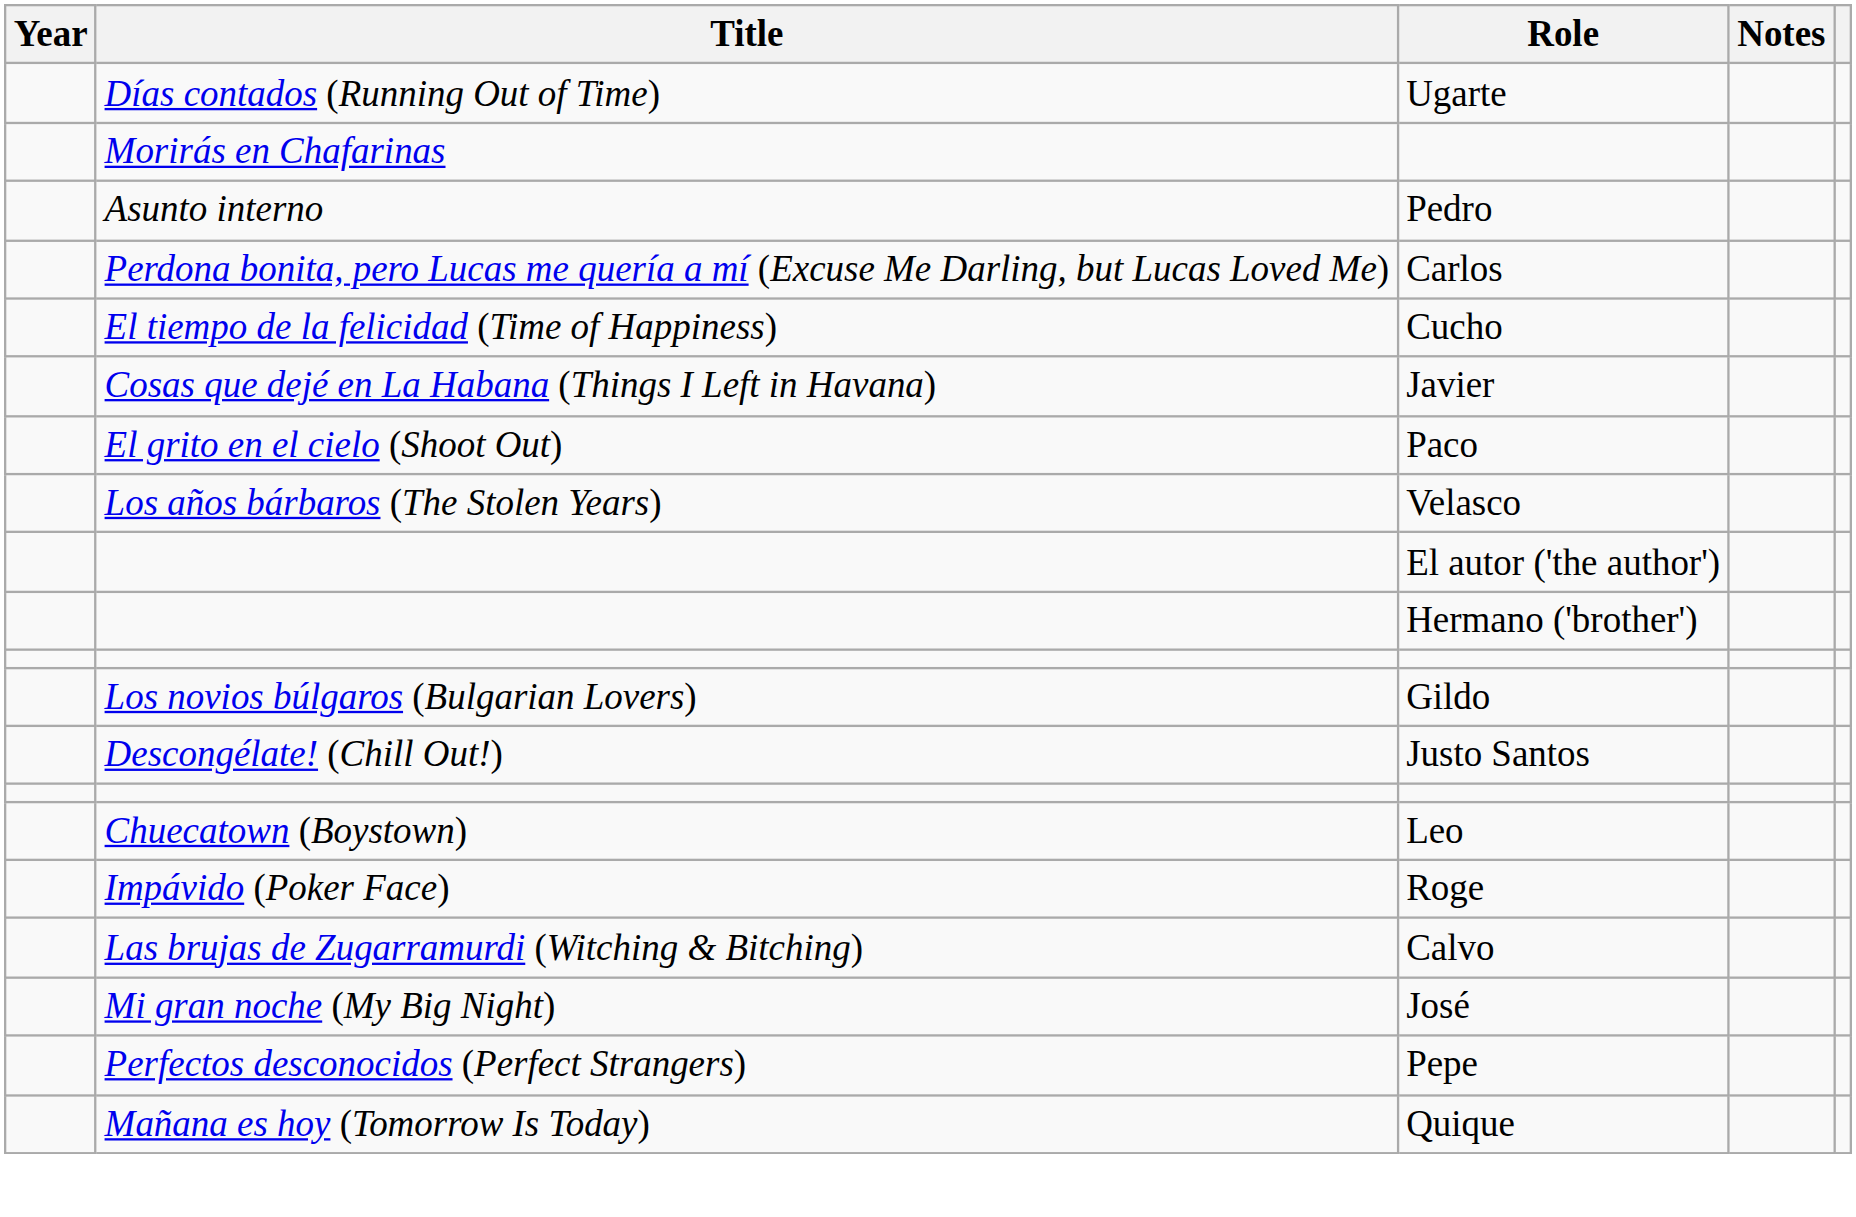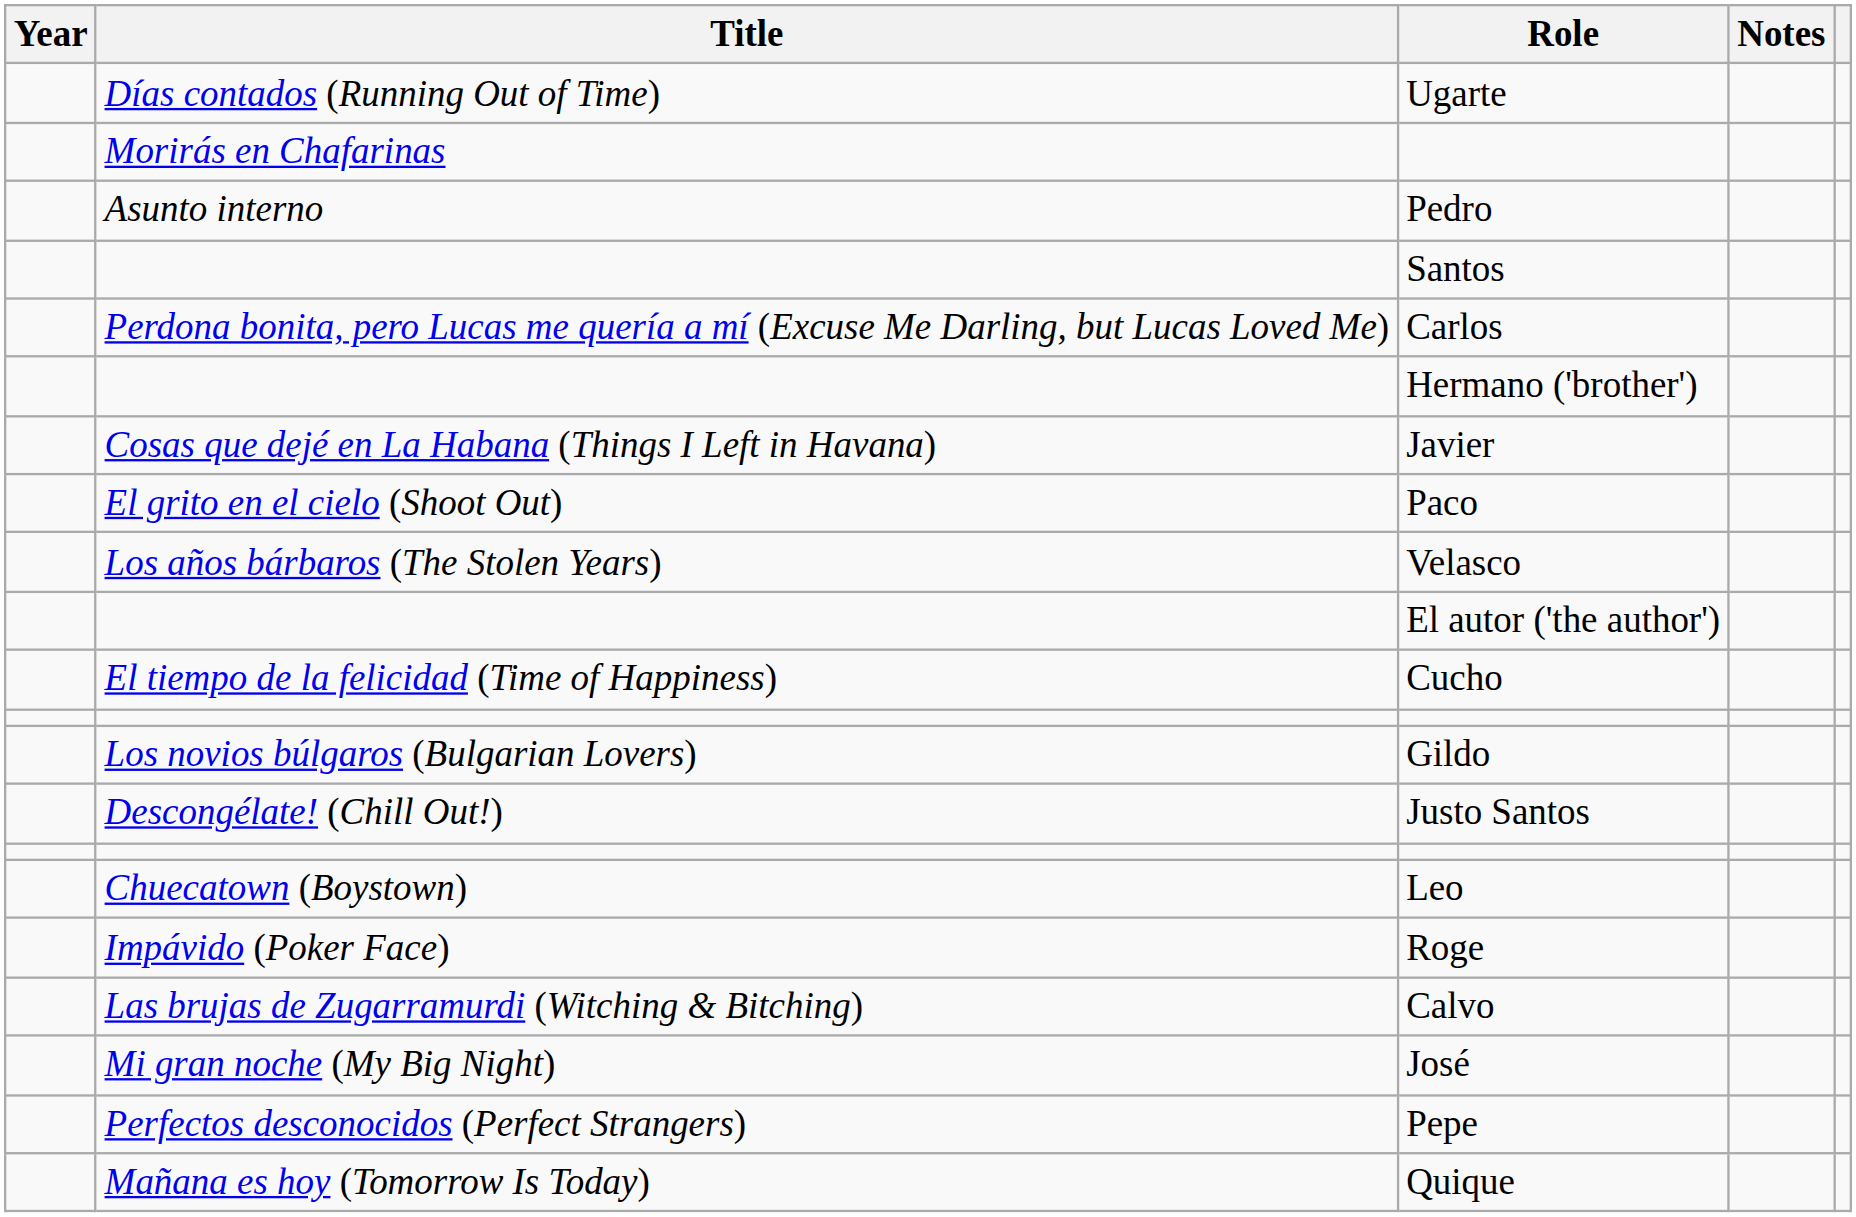+ row: (747, 269)
rows swapped: (441, 326) <-> (747, 621)
